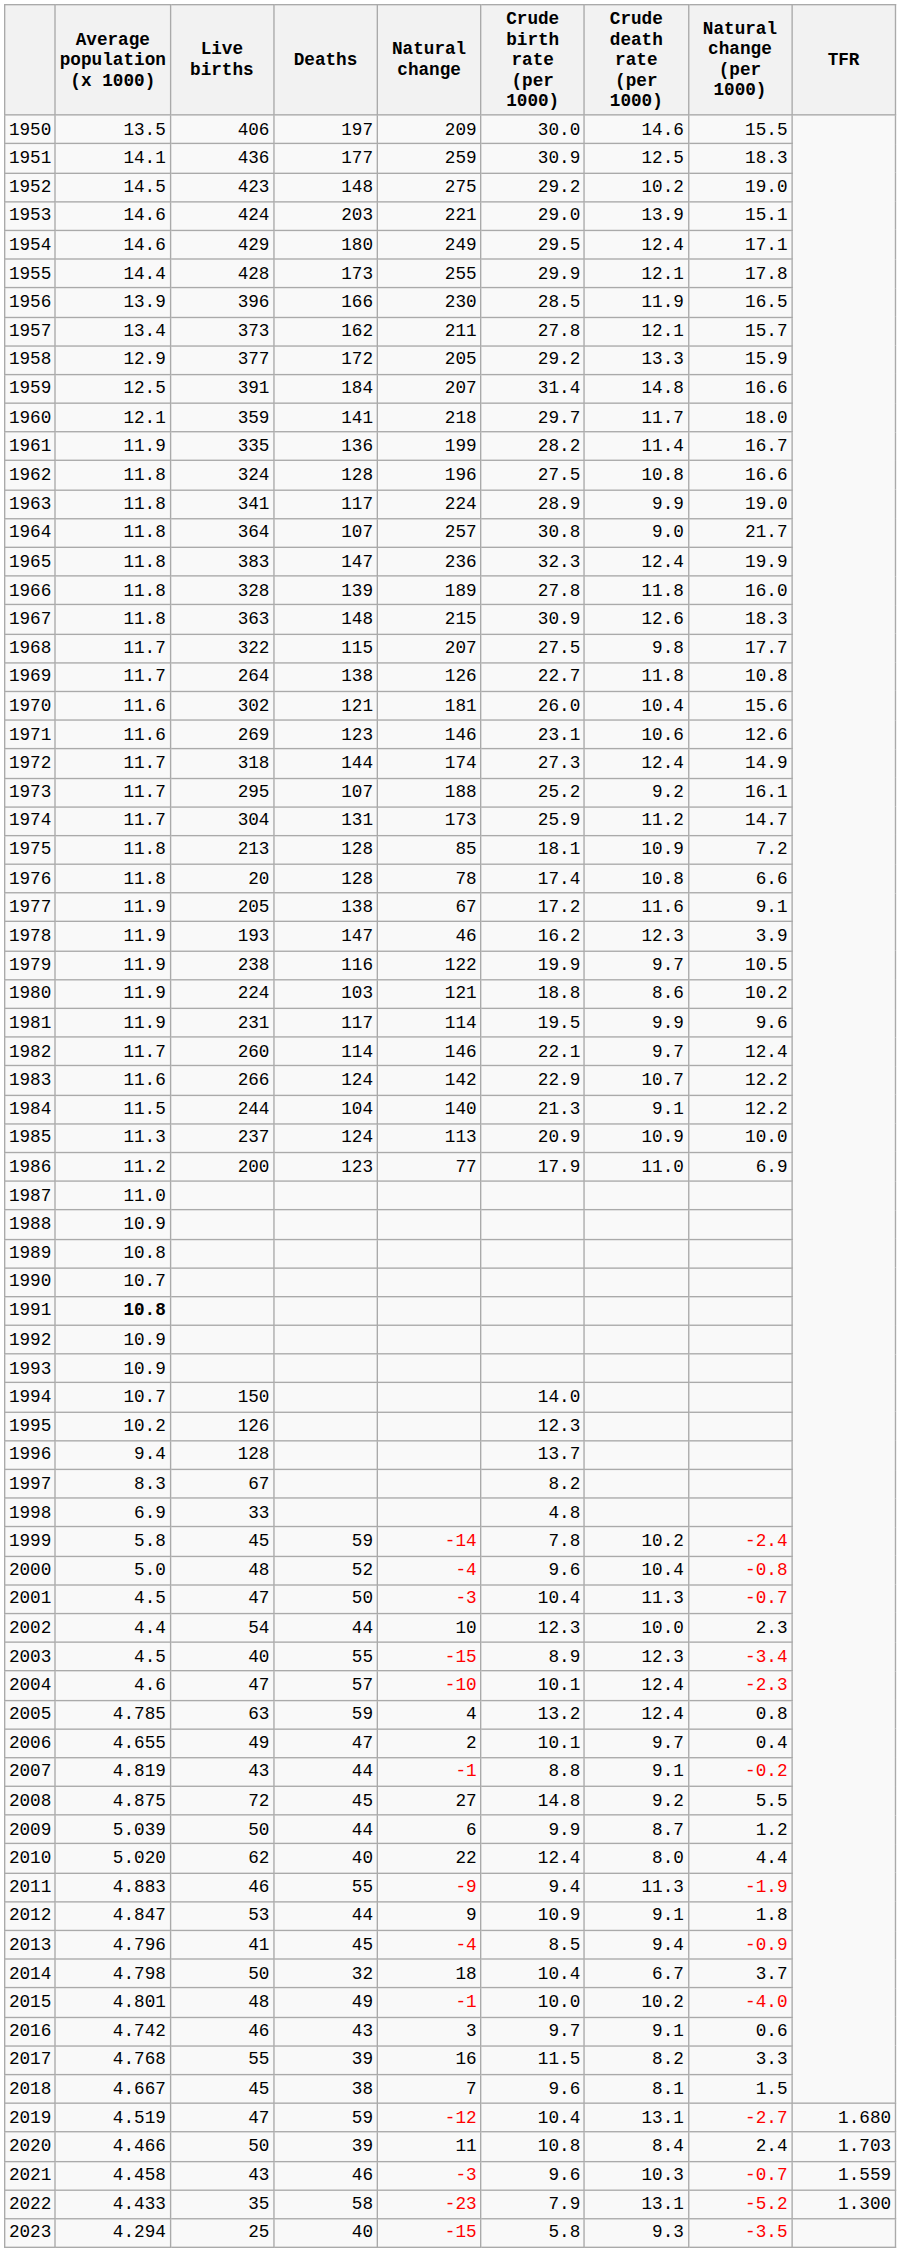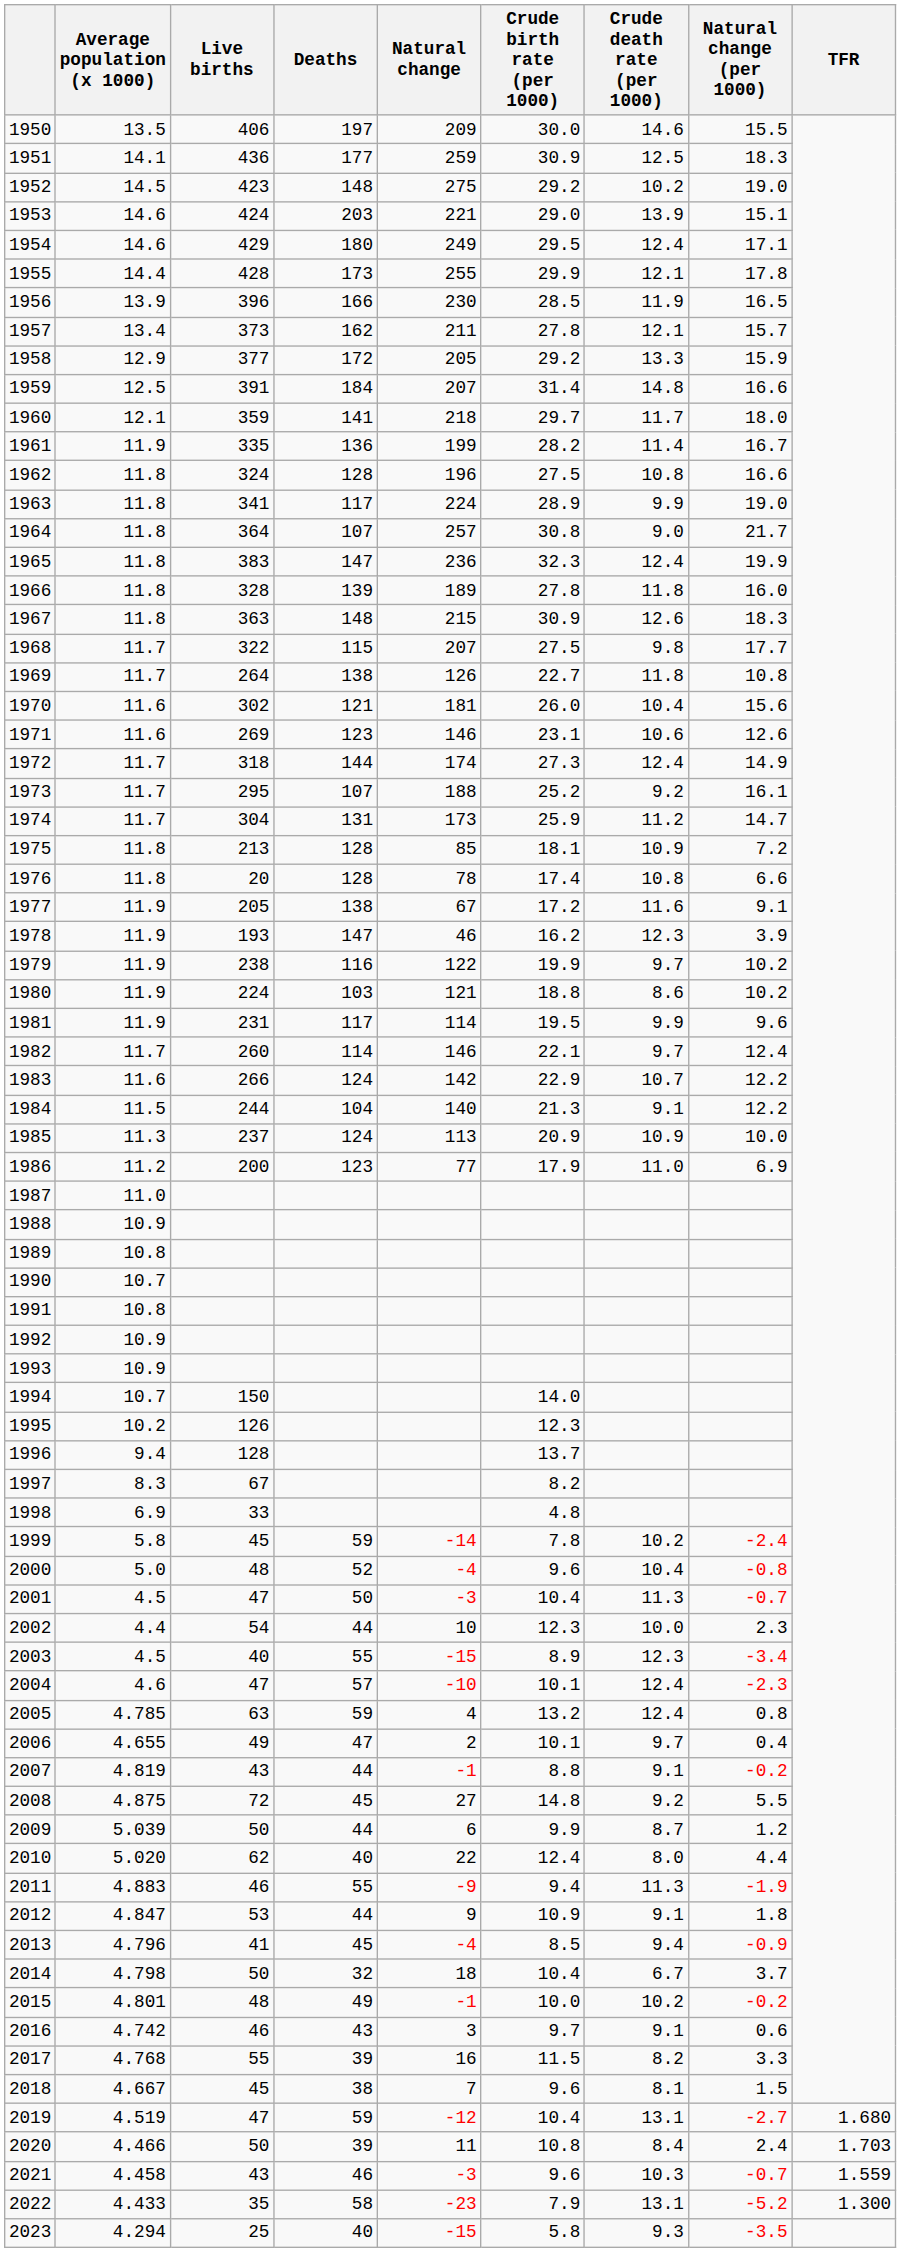(766, 965) 10.5 -> (766, 965) 10.2
(145, 1311) bold -> (145, 1311) normal
(766, 2002) -4.0 -> (766, 2002) -0.2
